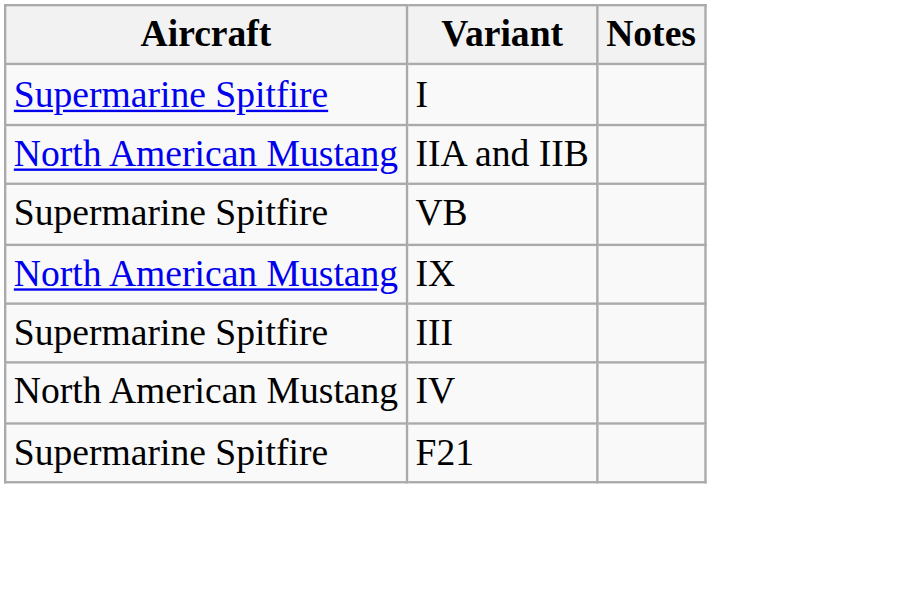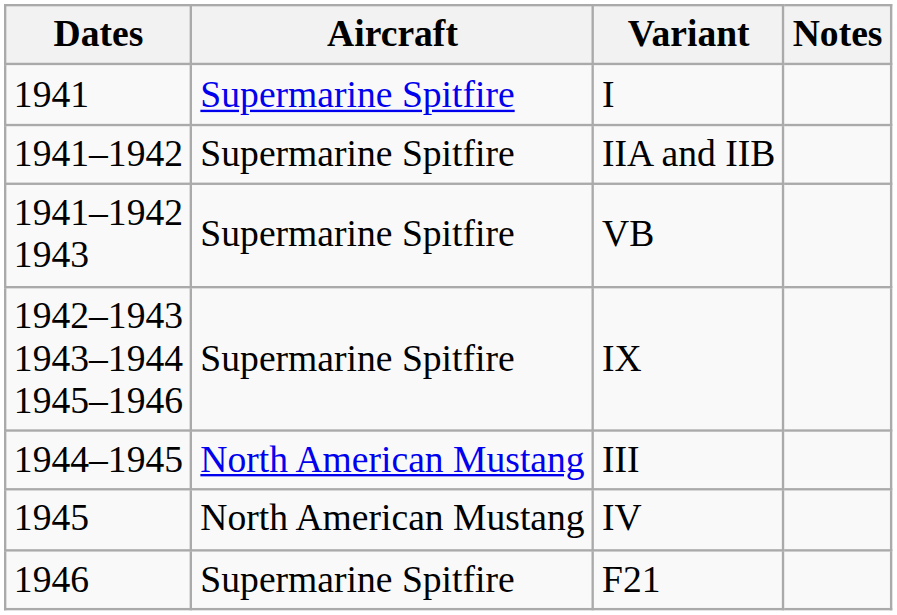+ column: (98, 34)
(206, 153) North American Mustang -> (358, 153) Supermarine Spitfire
(206, 272) North American Mustang -> (358, 357) Supermarine Spitfire
(171, 332) Supermarine Spitfire -> (393, 459) North American Mustang
